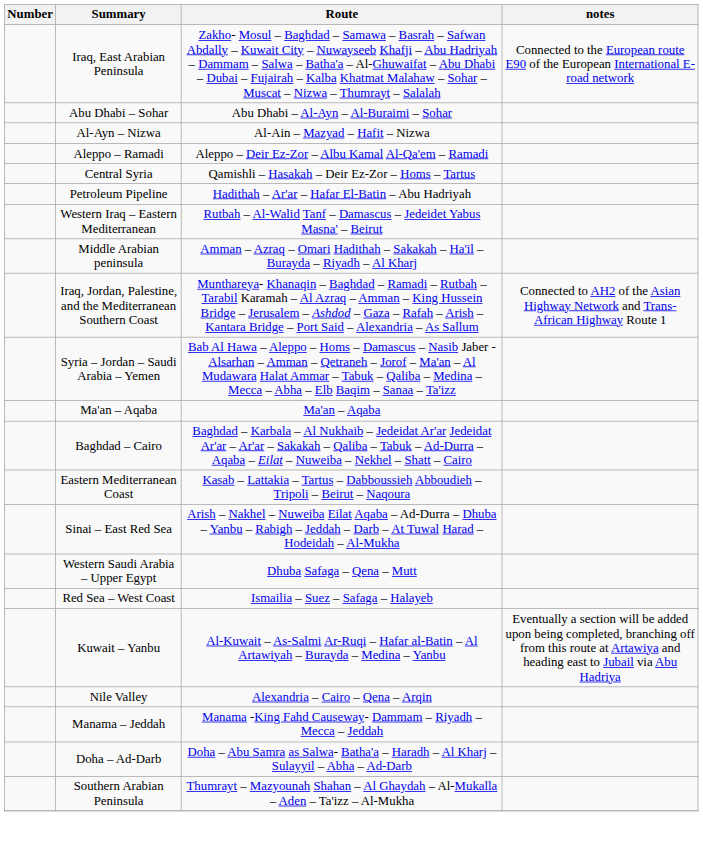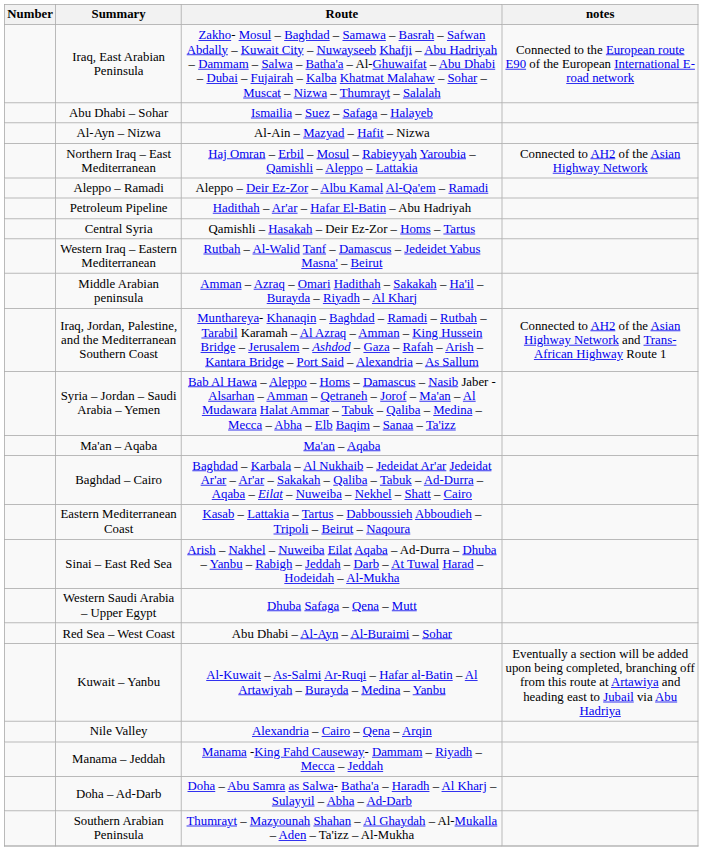(342, 112) Abu Dhabi – Al-Ayn – Al-Buraimi – Sohar -> (342, 112) Ismailia – Suez – Safaga – Halayeb
+ row: (119, 160)
rows swapped: (119, 173) <-> (119, 194)
(342, 598) Ismailia – Suez – Safaga – Halayeb -> (342, 633) Abu Dhabi – Al-Ayn – Al-Buraimi – Sohar
